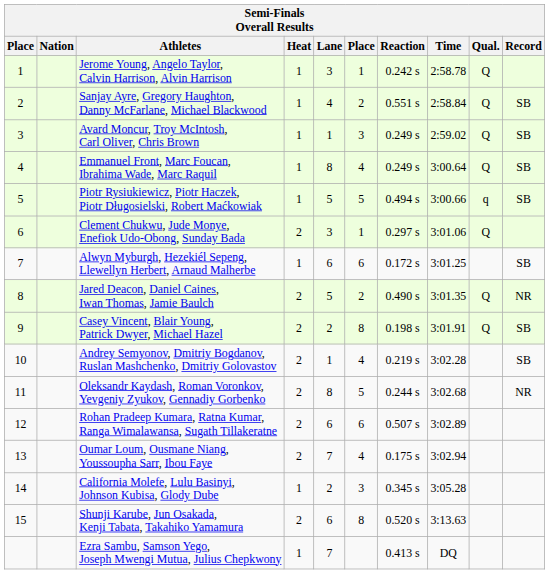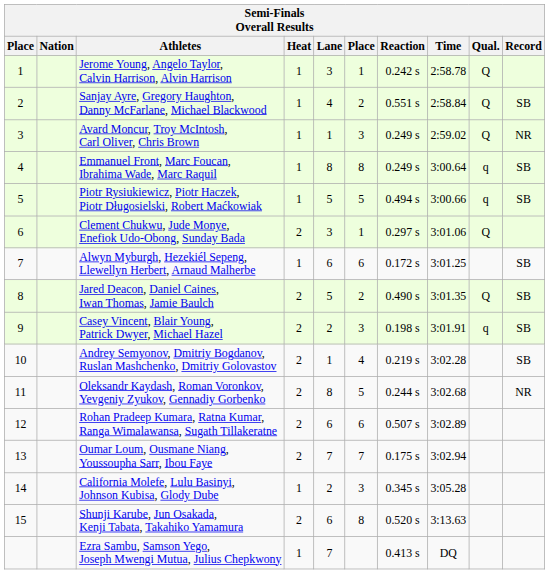(524, 135) SB -> (524, 135) NR
(361, 167) 4 -> (361, 167) 8
(486, 167) Q -> (486, 167) q
(524, 296) NR -> (524, 296) SB
(361, 328) 8 -> (361, 328) 3
(486, 328) Q -> (486, 328) q
(361, 456) 4 -> (361, 456) 7
